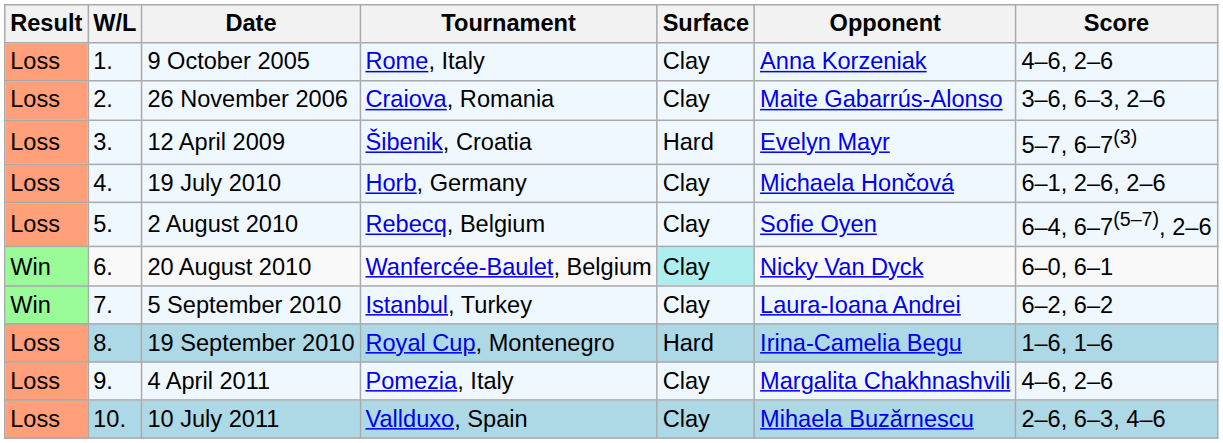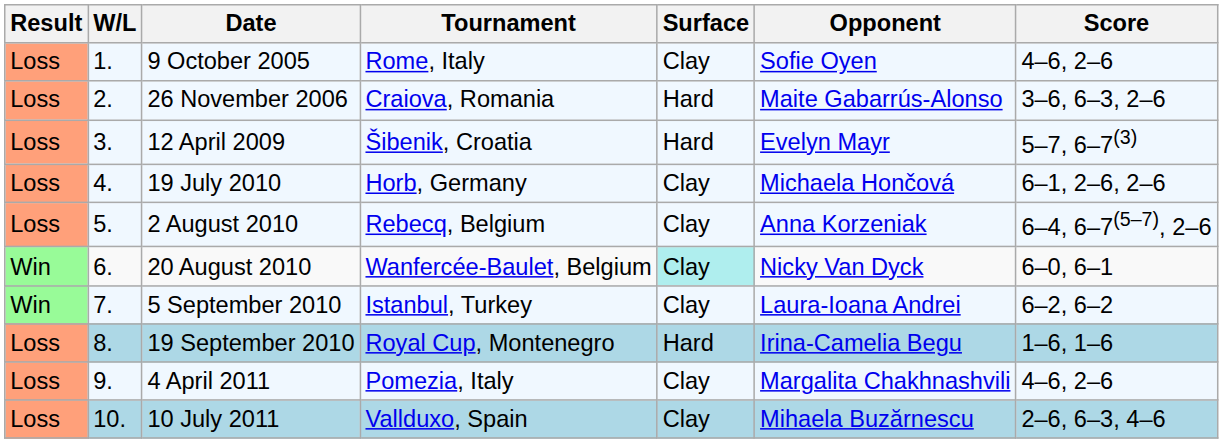(843, 61) Anna Korzeniak -> (818, 61) Sofie Oyen
(686, 99) Clay -> (688, 99) Hard
(818, 224) Sofie Oyen -> (843, 224) Anna Korzeniak
